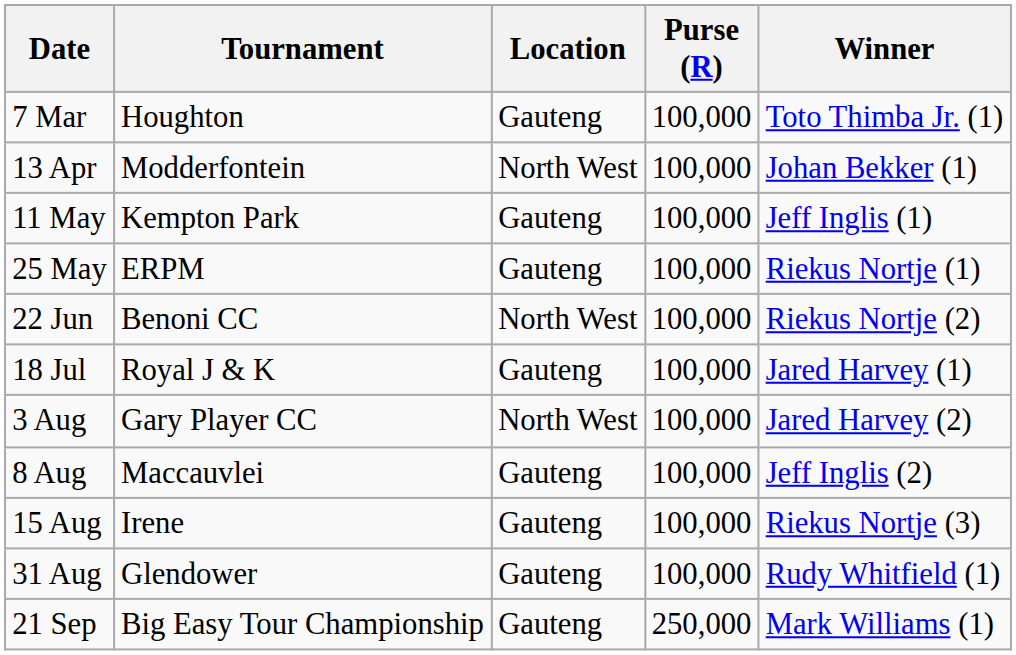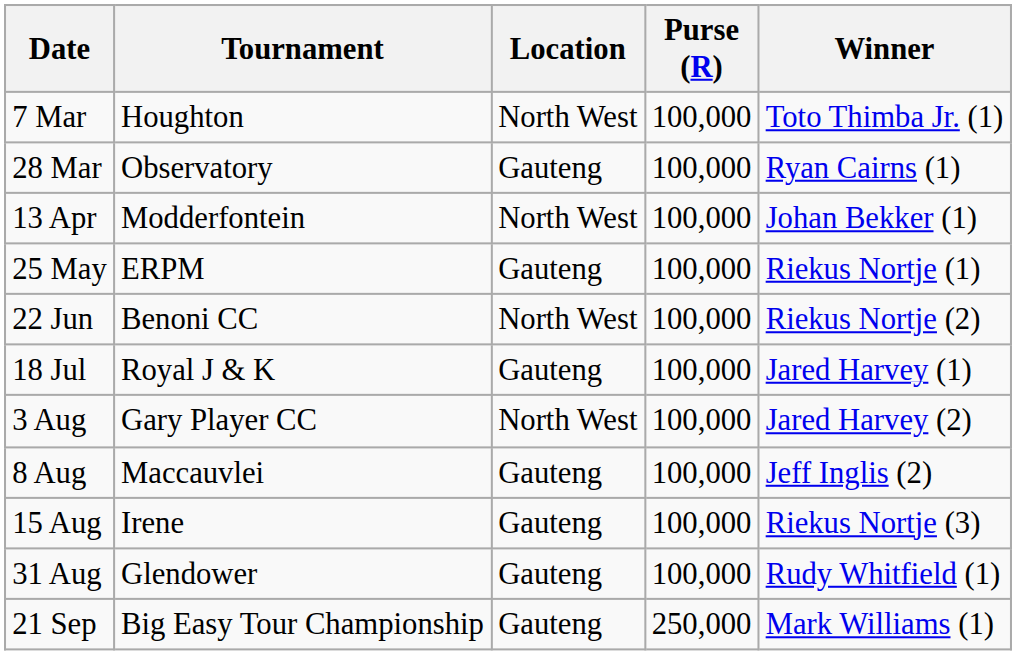(550, 116) Gauteng -> (568, 116) North West
+ row: (57, 167)
- row: (59, 218)
